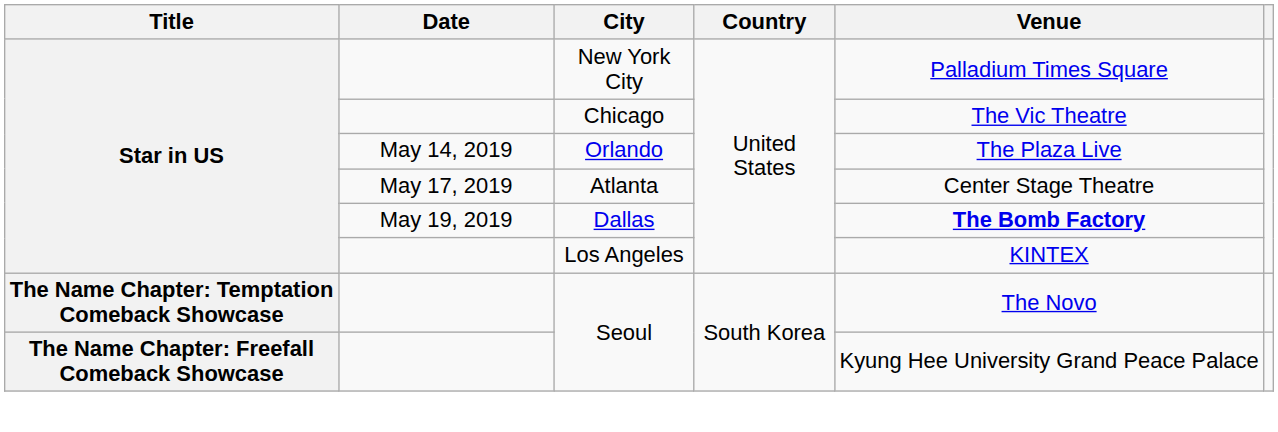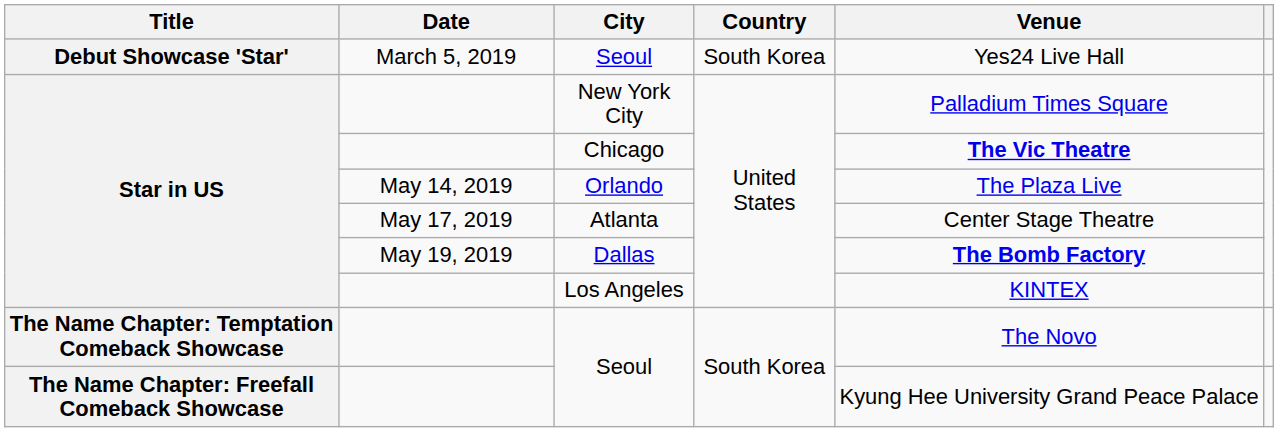+ row: (172, 56)
(1049, 116) normal -> (1049, 150) bold
